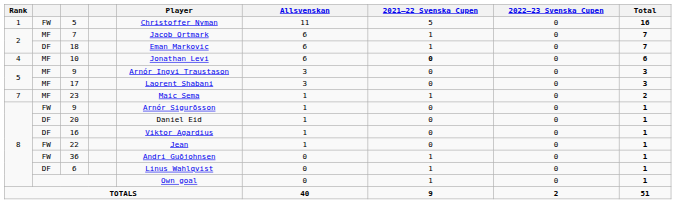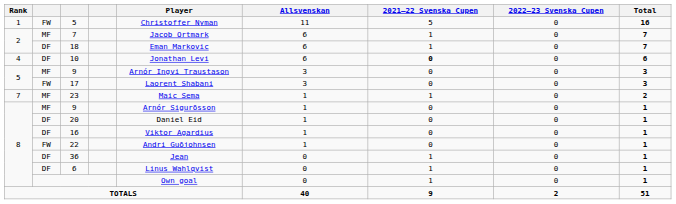(46, 59) MF -> (46, 59) DF
(46, 84) MF -> (46, 84) FW
(46, 108) FW -> (46, 108) MF
(179, 145) Jean -> (179, 145) Andri Guðjohnsen
(46, 157) FW -> (46, 157) DF
(179, 157) Andri Guðjohnsen -> (179, 157) Jean
